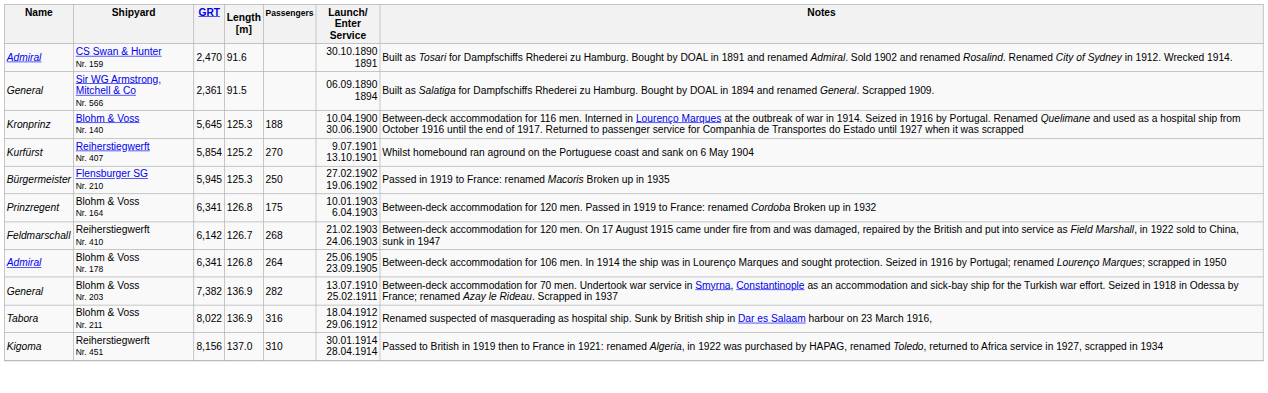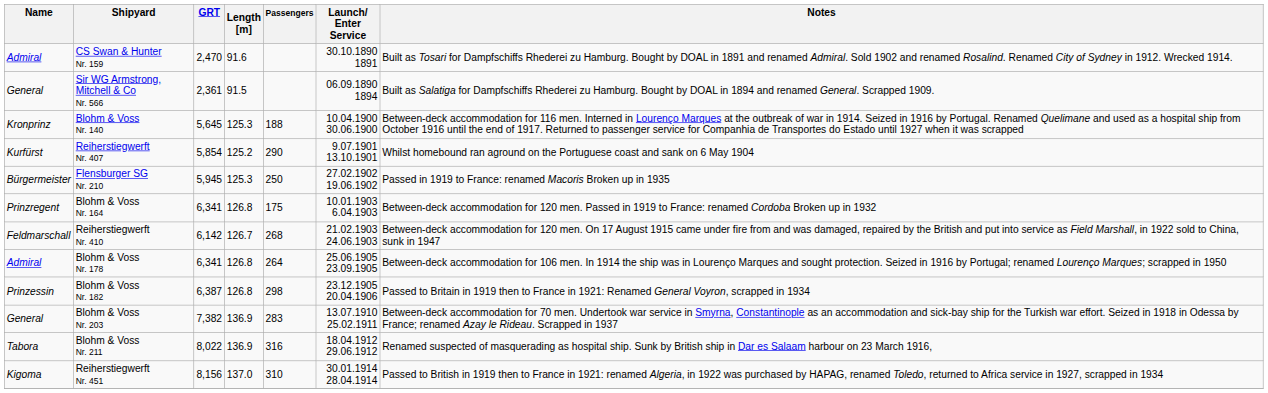(274, 152) 270 -> (274, 152) 290
+ row: (108, 291)
(274, 291) 282 -> (274, 319) 283
